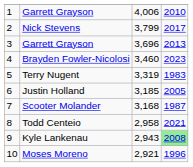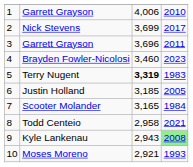(147, 28) 3,799 -> (147, 28) 3,699
(175, 43) 2013 -> (174, 43) 2011
(147, 75) normal -> (147, 75) bold
(147, 106) 3,168 -> (147, 106) 3,165
(175, 106) 1987 -> (175, 106) 1984
(175, 153) 1996 -> (175, 153) 1993
